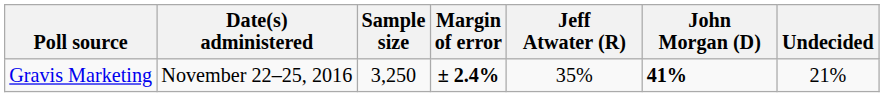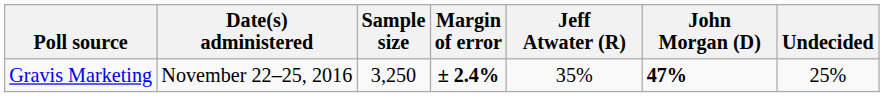(667, 75) 41% -> (667, 75) 47%
(828, 75) 21% -> (828, 75) 25%
